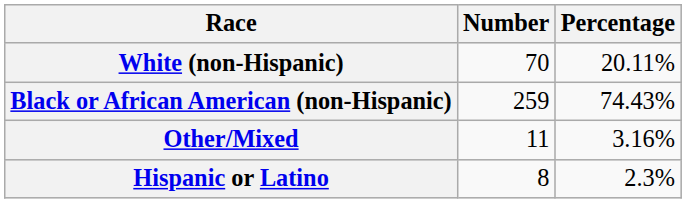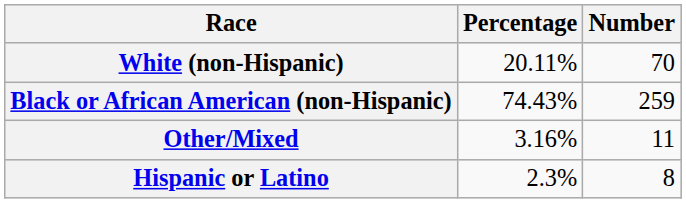columns swapped: (506, 23) <-> (618, 23)
